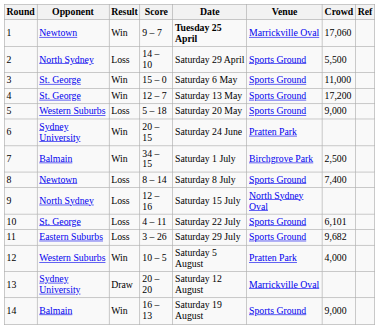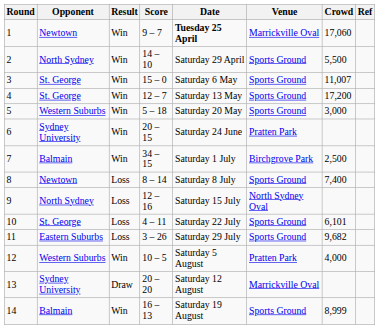(120, 59) Loss -> (119, 59) Win
(338, 80) 11,000 -> (338, 80) 11,007
(120, 111) Loss -> (119, 111) Win
(336, 111) 9,000 -> (336, 111) 3,000
(336, 311) 9,000 -> (336, 311) 8,999
